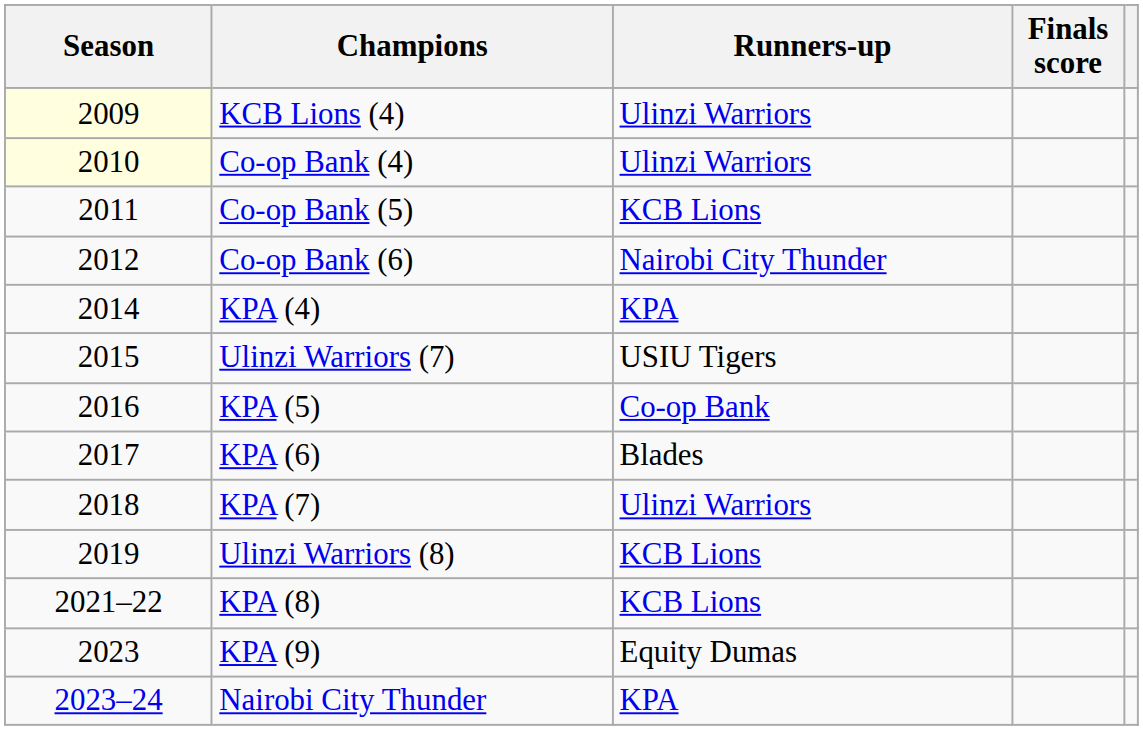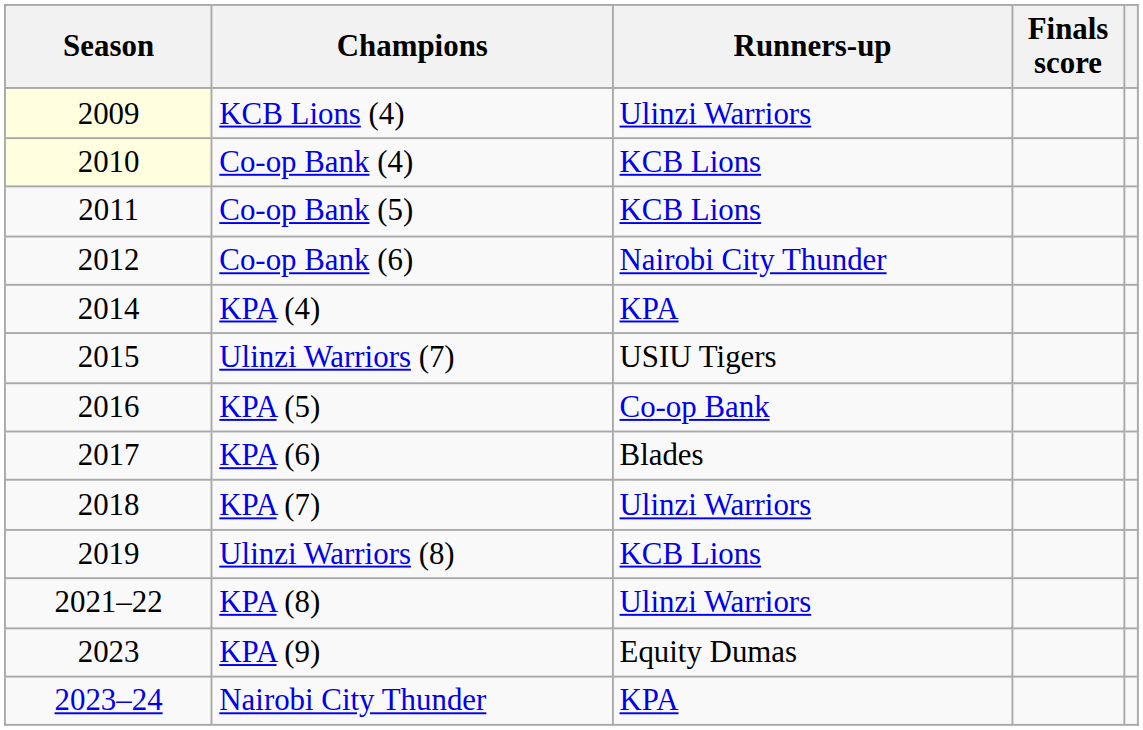(715, 161) Ulinzi Warriors -> (690, 161) KCB Lions
(690, 602) KCB Lions -> (715, 602) Ulinzi Warriors
